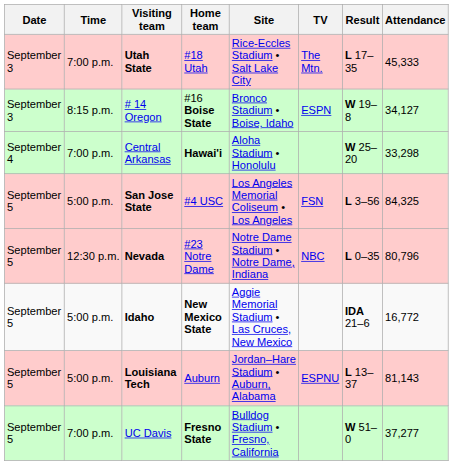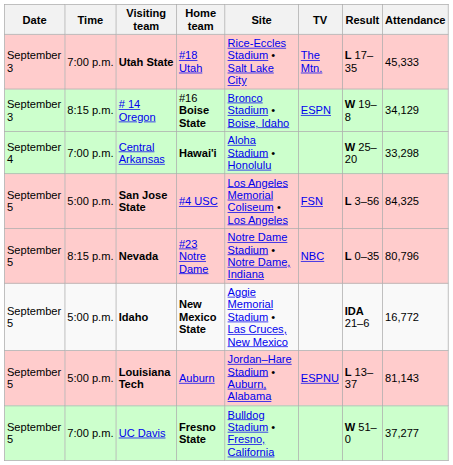(402, 111) 34,127 -> (402, 111) 34,129
(93, 256) 12:30 p.m. -> (90, 256) 8:15 p.m.
